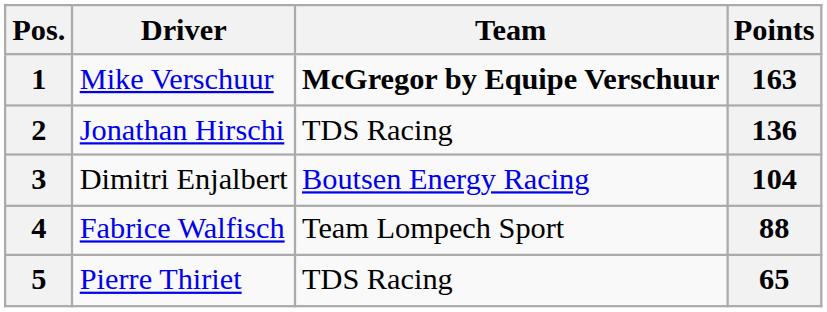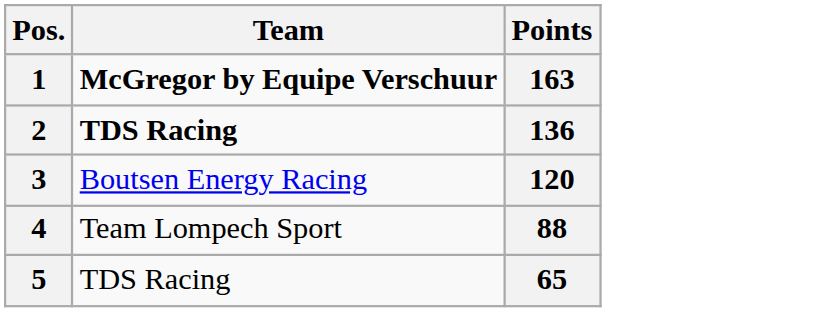- column: (184, 29)
(377, 129) normal -> (158, 129) bold
(774, 179) 104 -> (552, 179) 120
